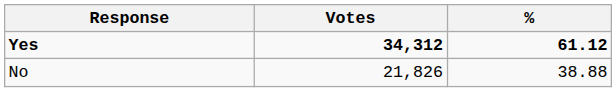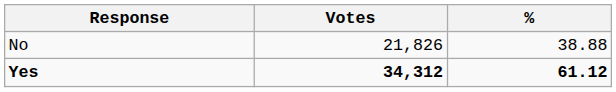rows swapped: (24, 45) <-> (19, 72)
